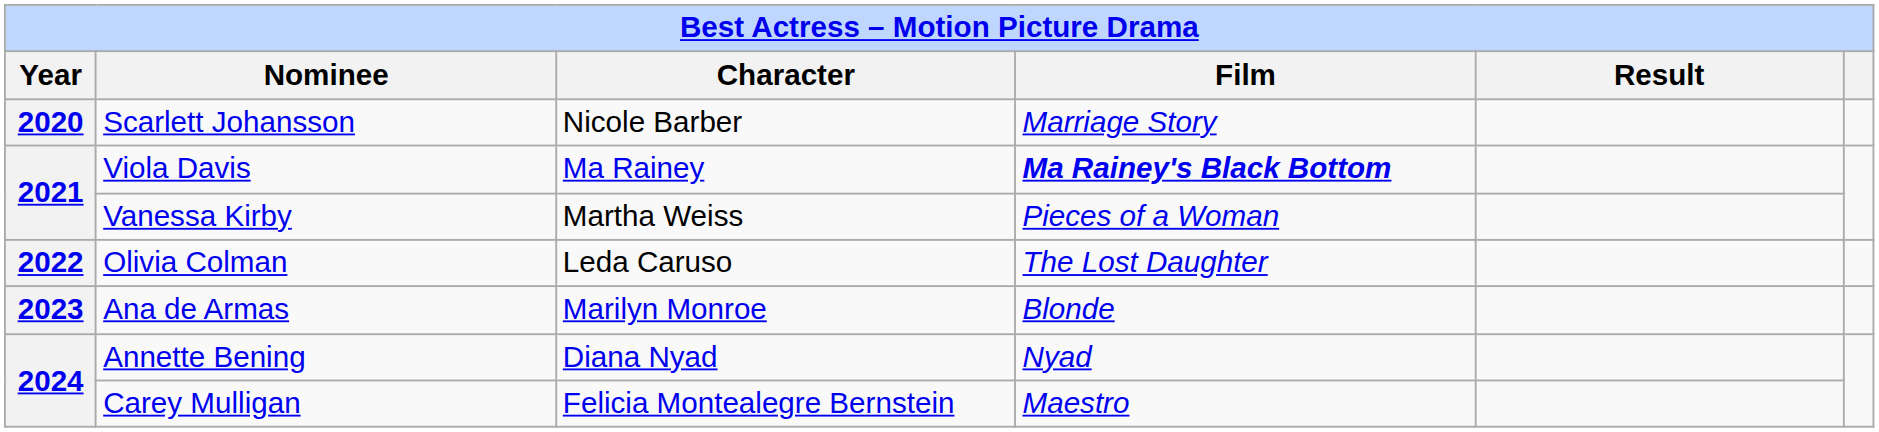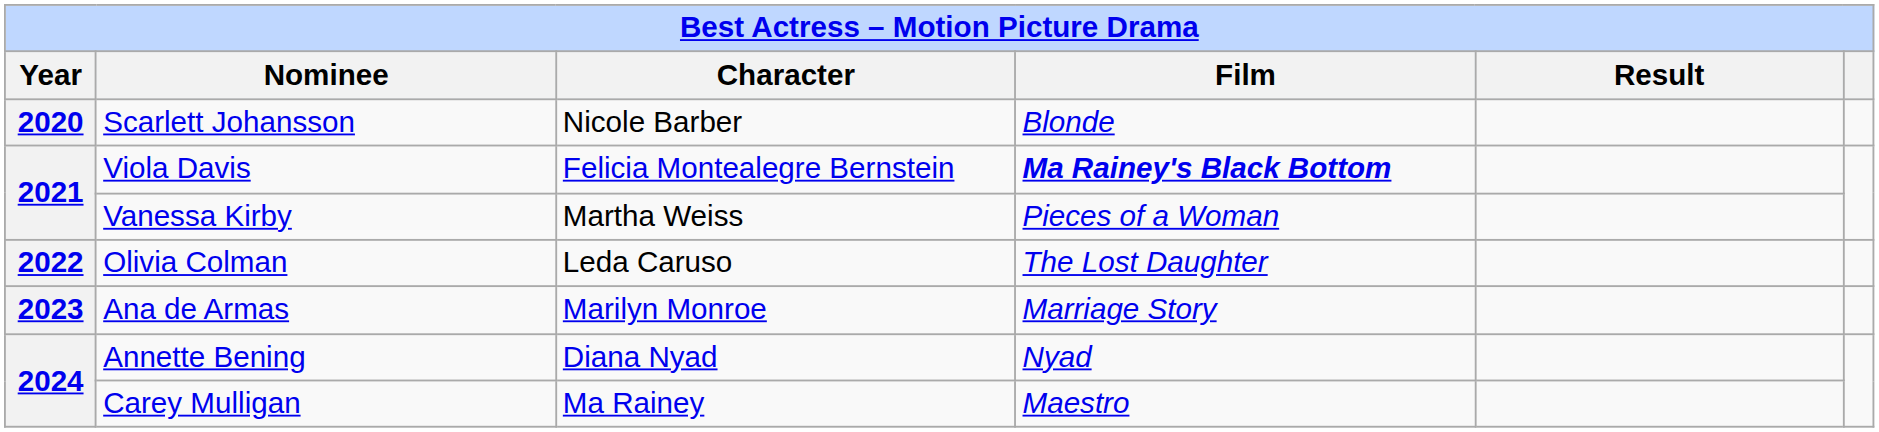(1120, 121) Marriage Story -> (1069, 121) Blonde
(634, 168) Ma Rainey -> (759, 168) Felicia Montealegre Bernstein
(1069, 309) Blonde -> (1120, 309) Marriage Story
(759, 403) Felicia Montealegre Bernstein -> (634, 403) Ma Rainey
